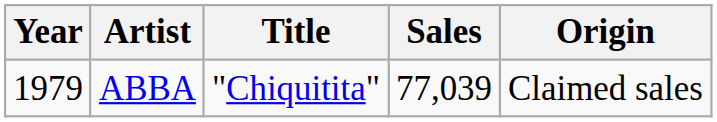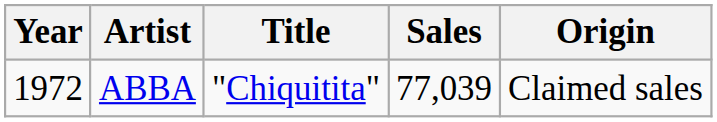(48, 87) 1979 -> (48, 87) 1972
